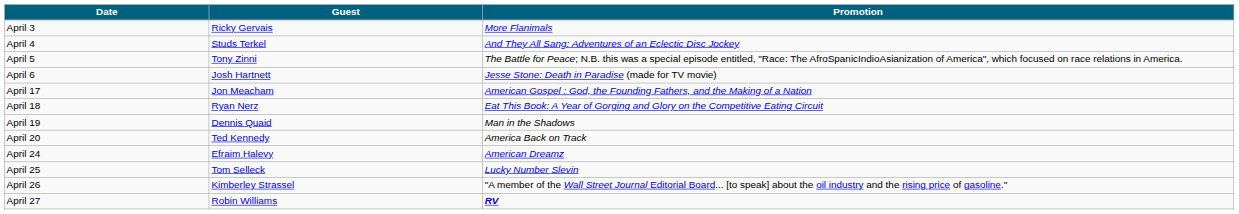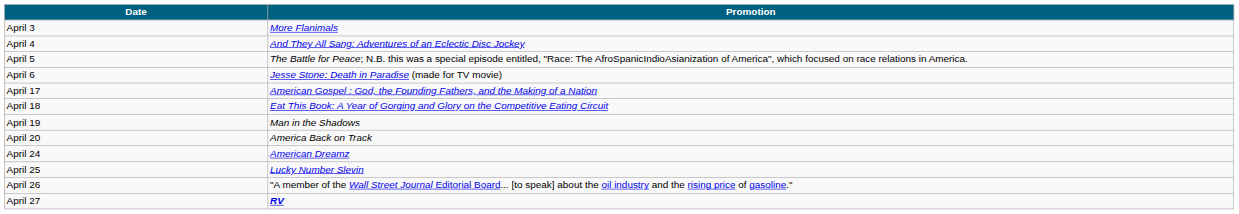- column: (346, 12)
